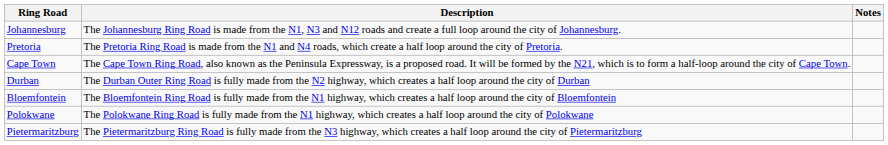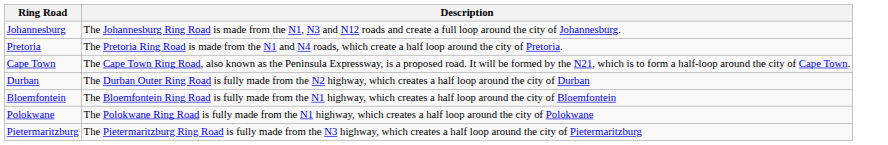- column: (868, 13)
